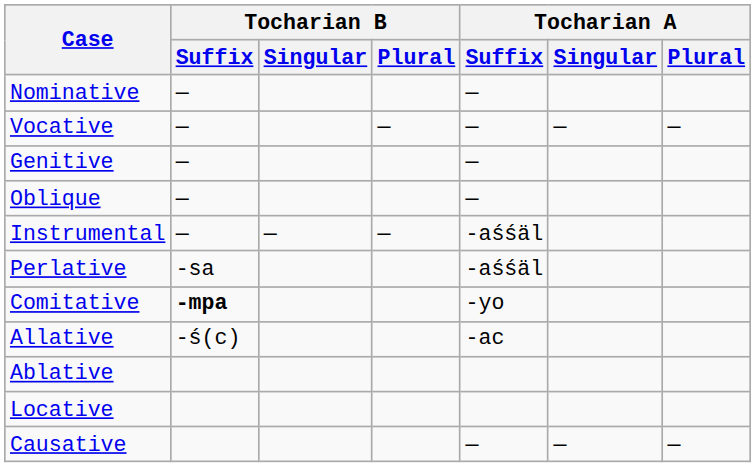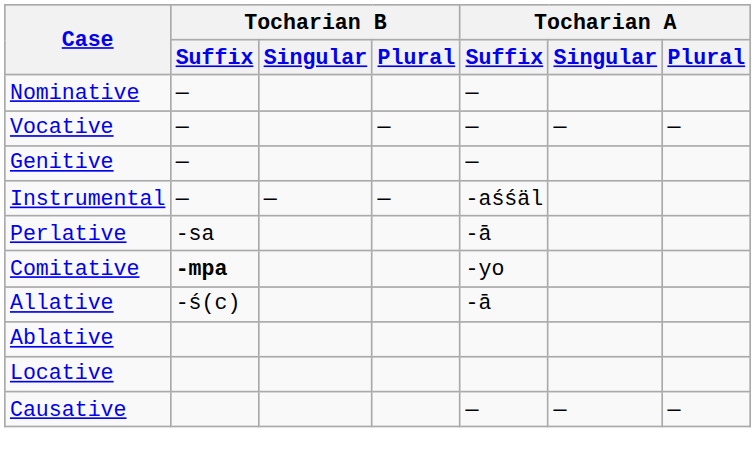- row: (55, 198)
(504, 269) -aśśäl -> (478, 233) -ā
(485, 339) -ac -> (478, 304) -ā
